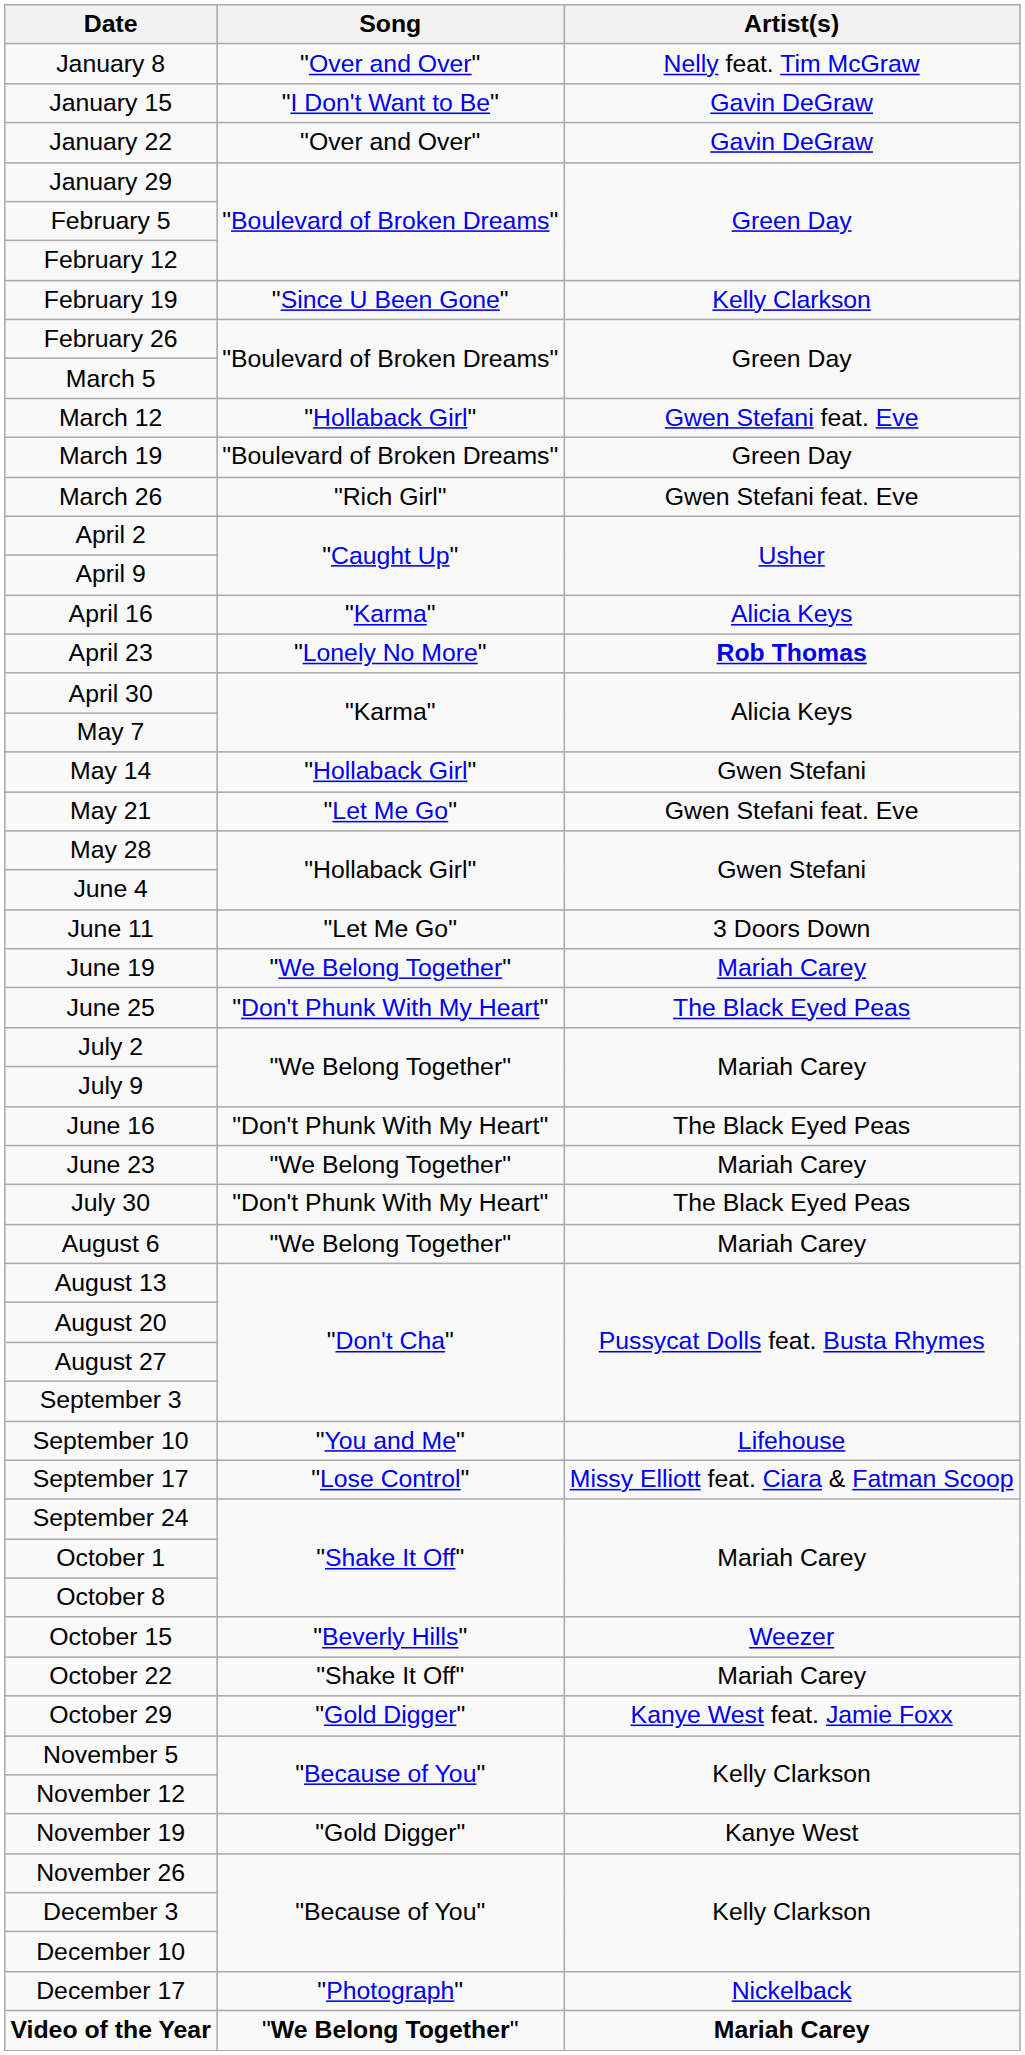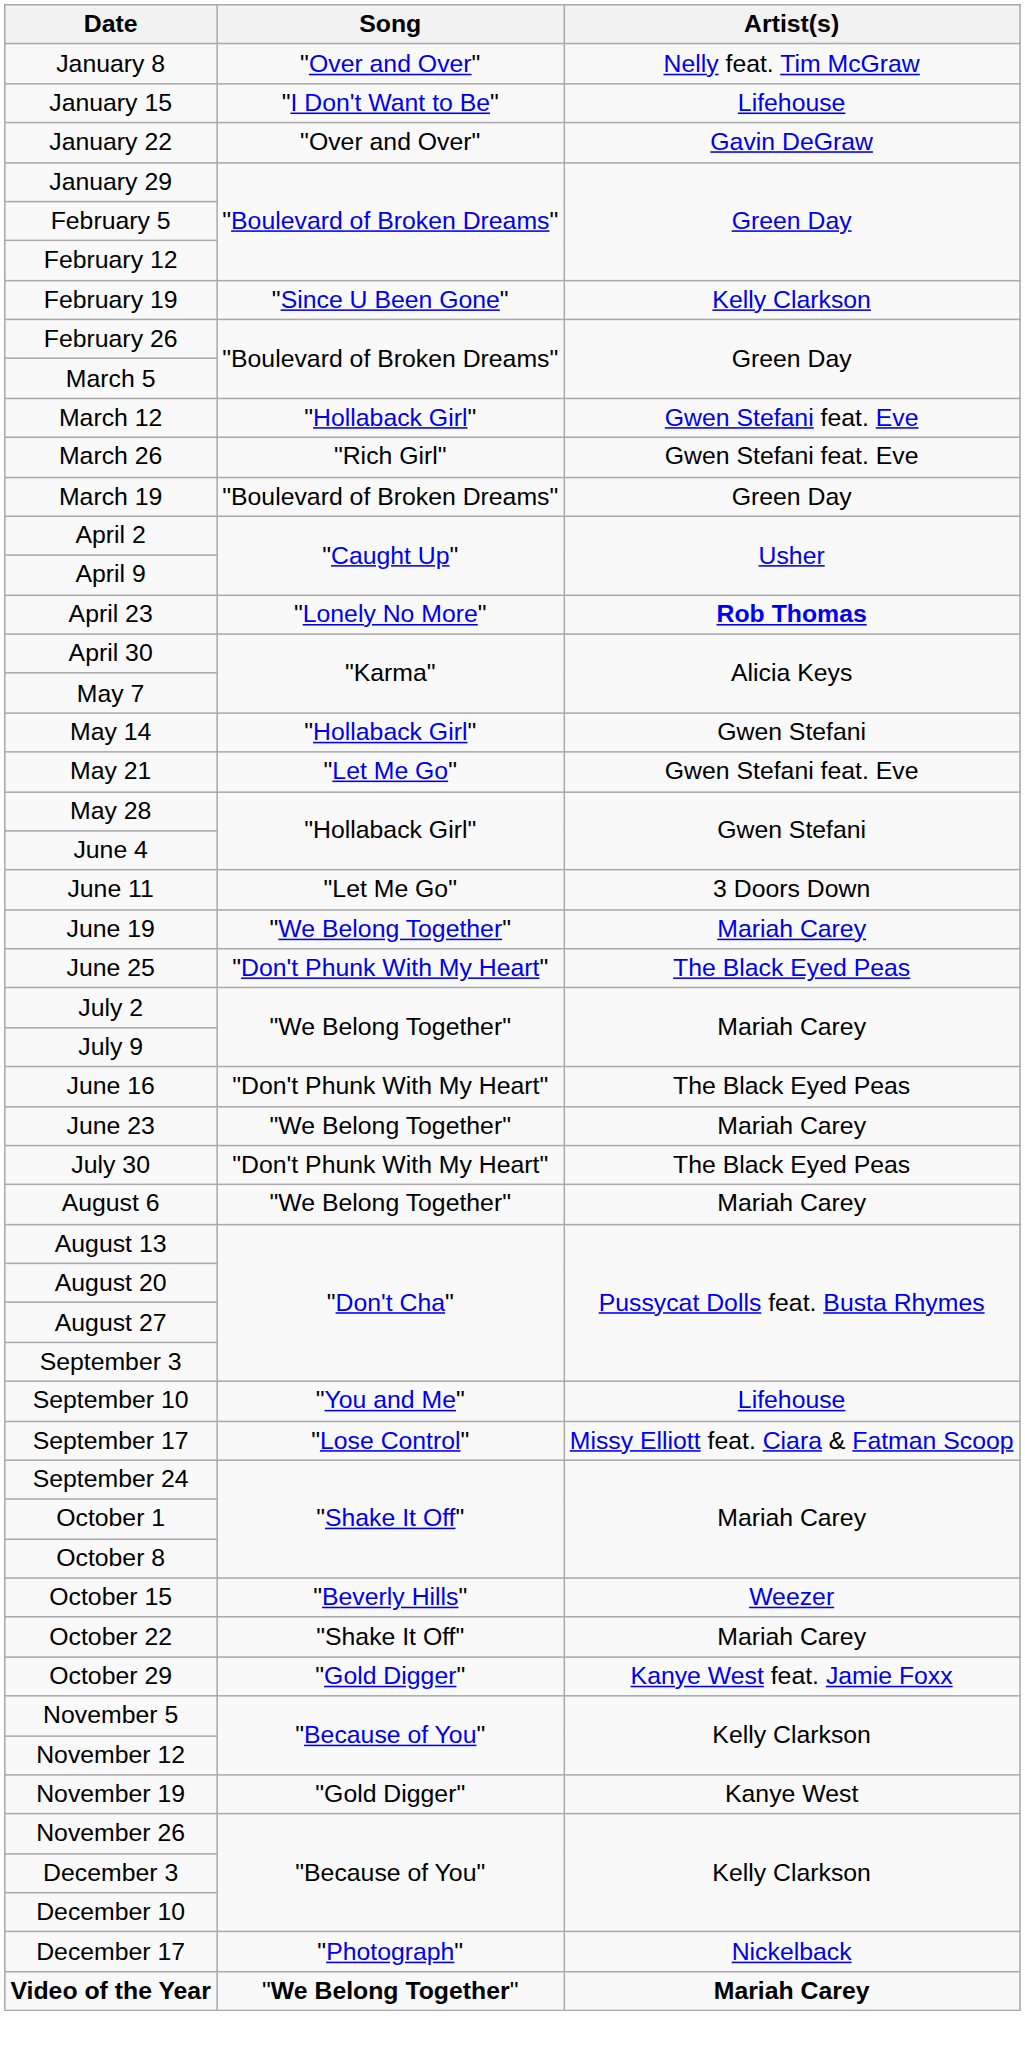(792, 102) Gavin DeGraw -> (792, 102) Lifehouse
rows swapped: (111, 456) <-> (111, 496)
- row: (111, 614)
